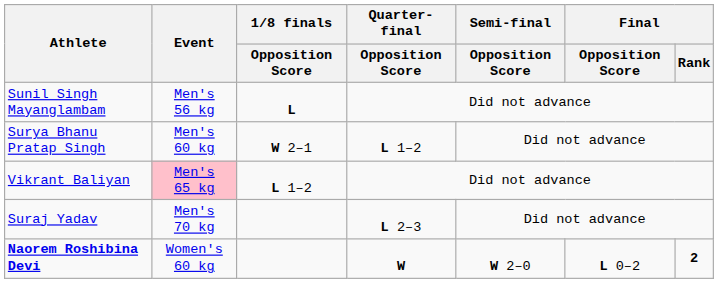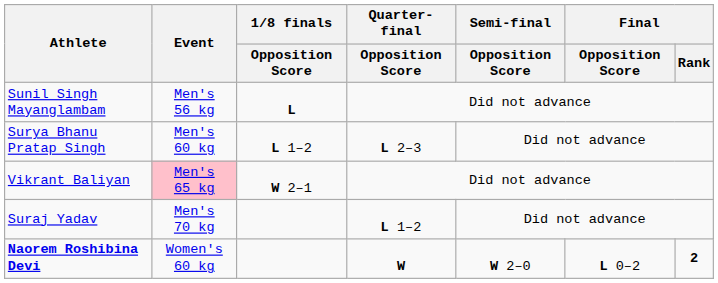(292, 149) W 2–1 -> (292, 149) L 1–2
(401, 149) L 1–2 -> (401, 149) L 2–3
(292, 188) L 1–2 -> (292, 188) W 2–1
(401, 227) L 2–3 -> (401, 227) L 1–2
